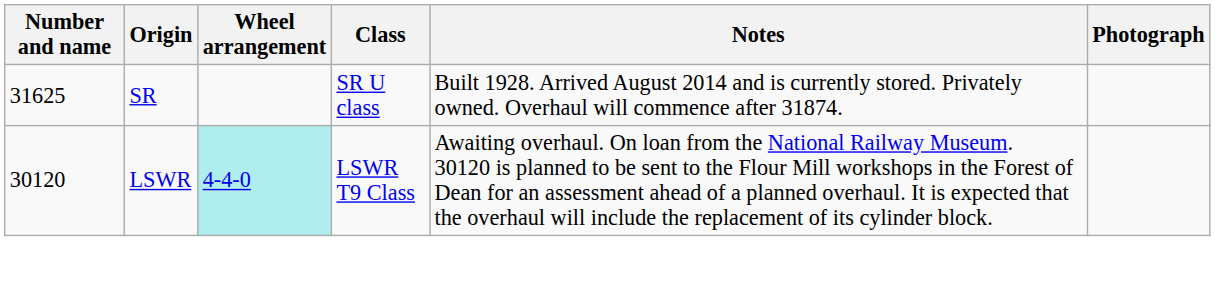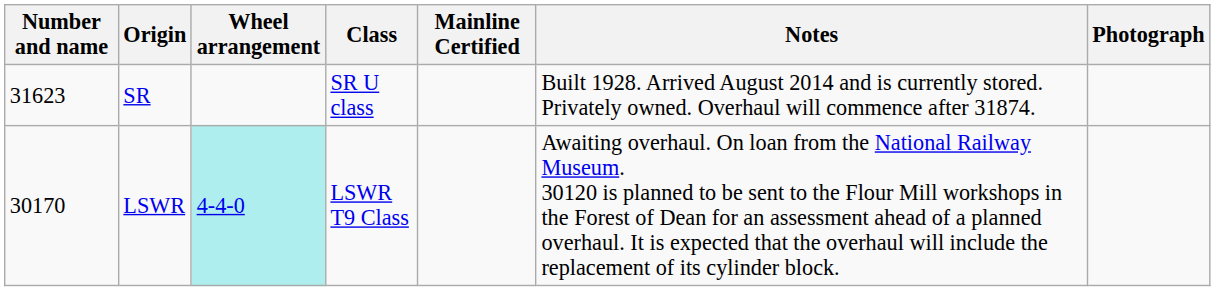+ column: (477, 34)
(38, 94) 31625 -> (38, 94) 31623
(38, 180) 30120 -> (38, 205) 30170
